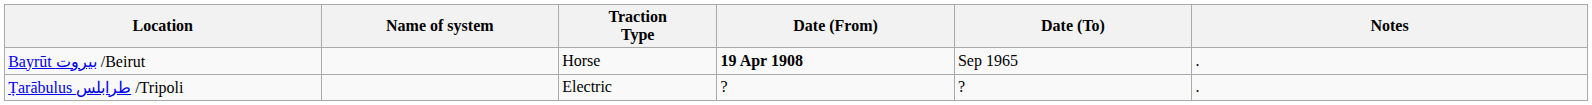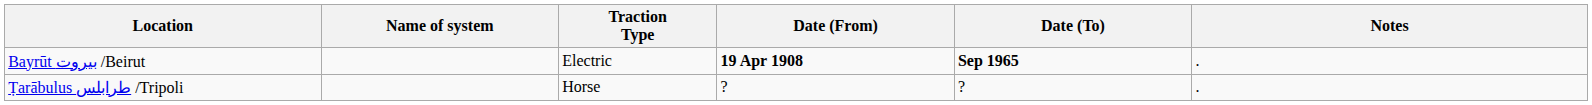(581, 61) Horse -> (587, 61) Electric
(988, 61) normal -> (988, 61) bold
(587, 87) Electric -> (581, 87) Horse
